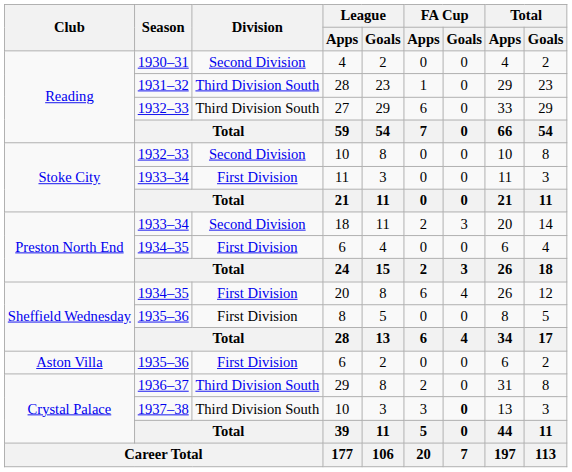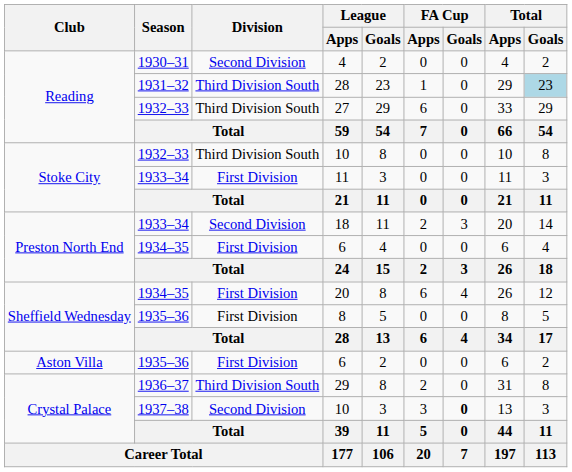(546, 85) no background -> (546, 85) lightblue background
(257, 154) Second Division -> (257, 154) Third Division South
(257, 408) Third Division South -> (257, 408) Second Division
